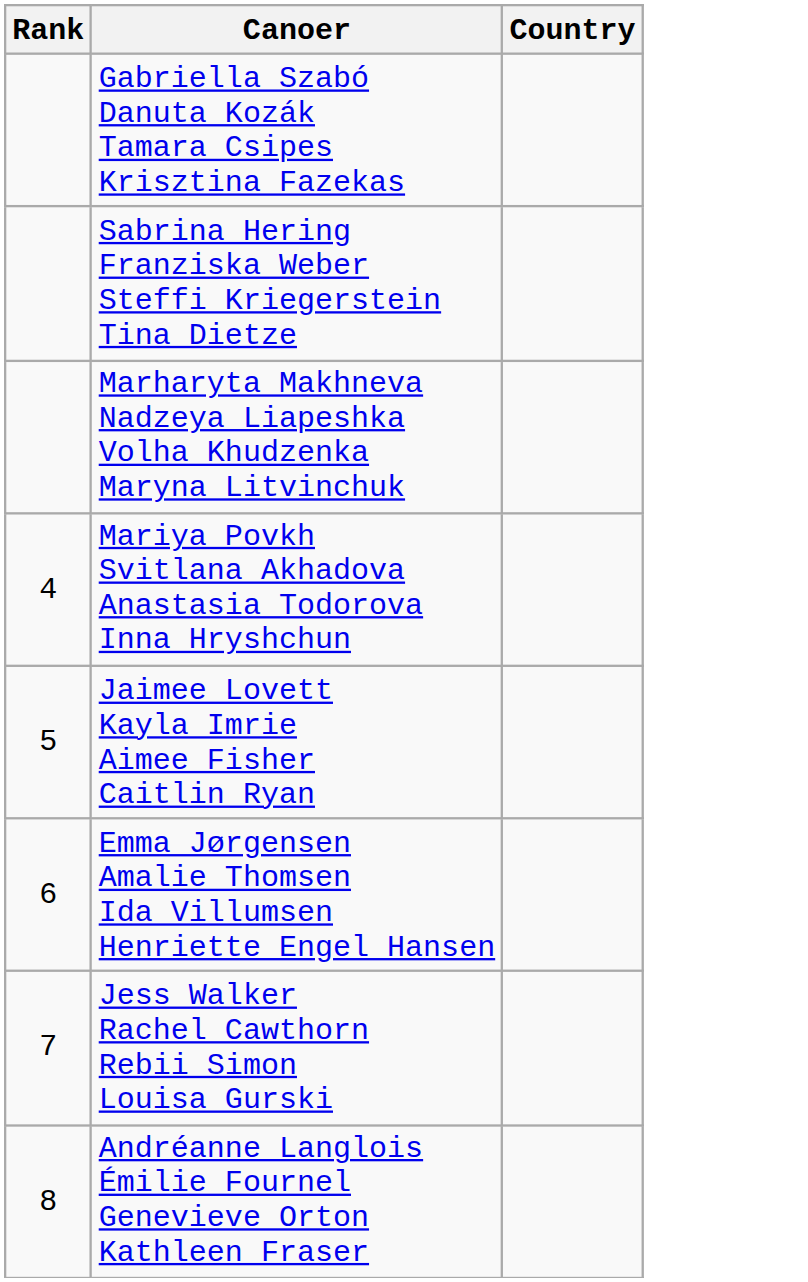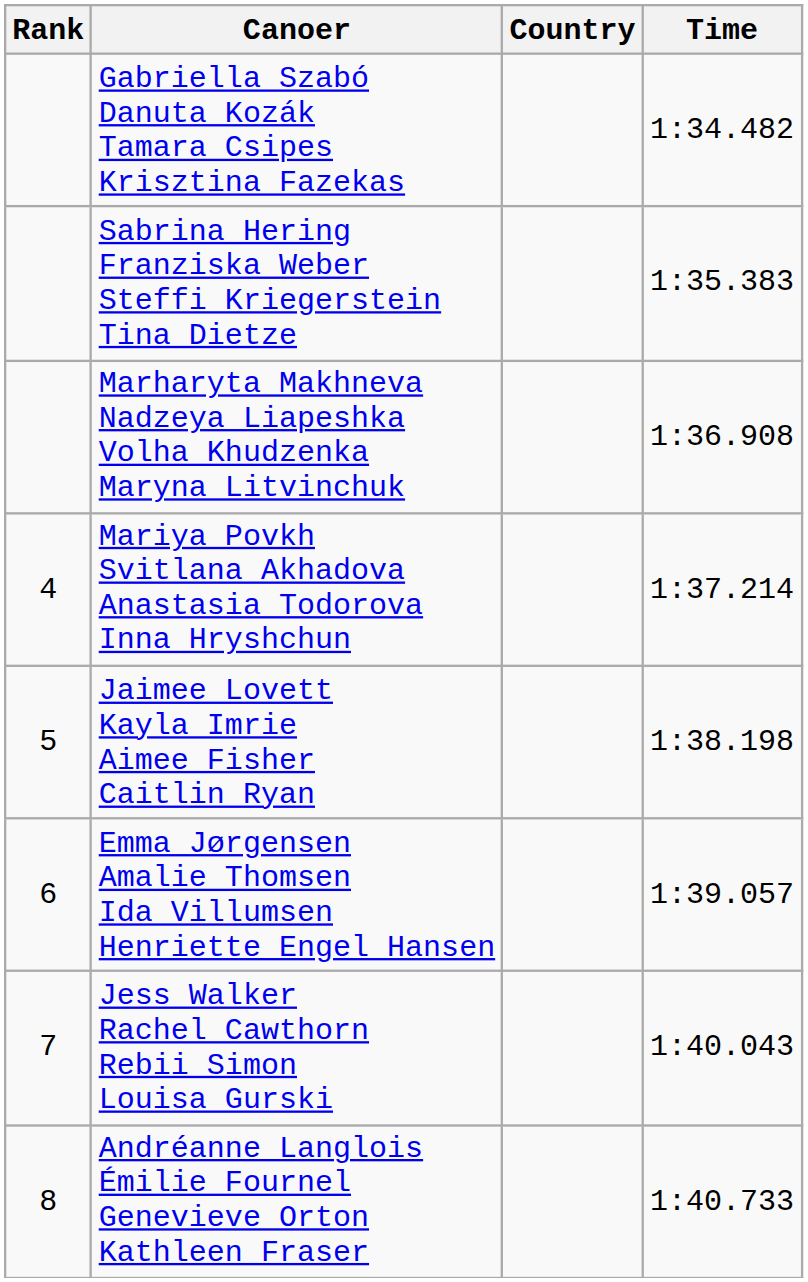+ column: (722, 30)
